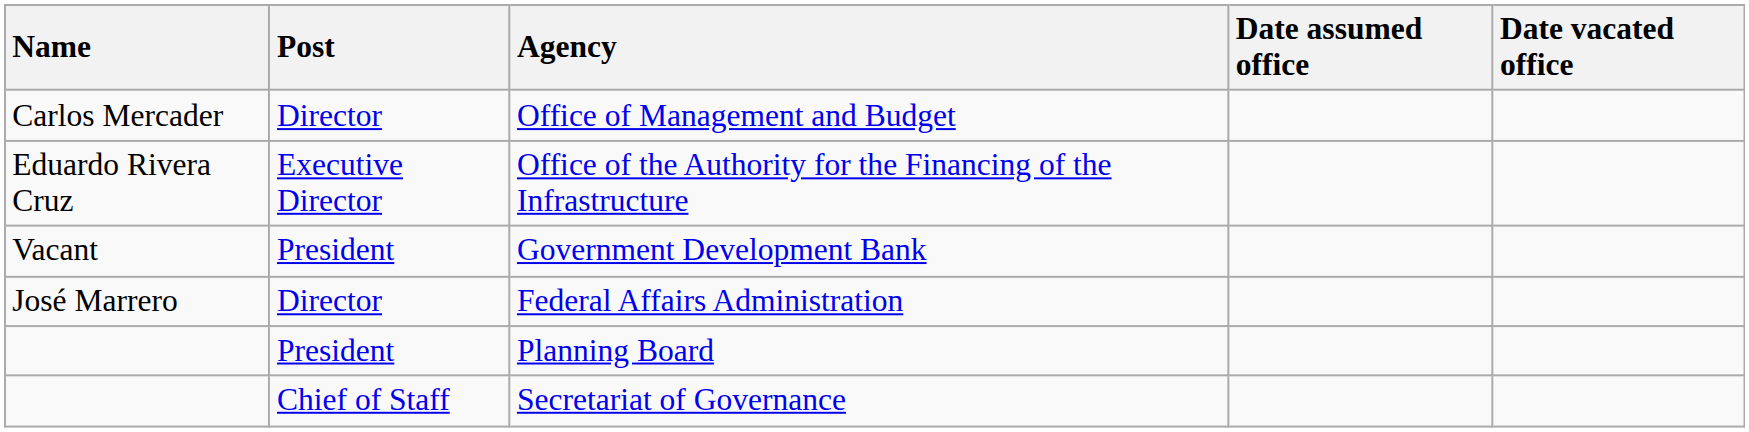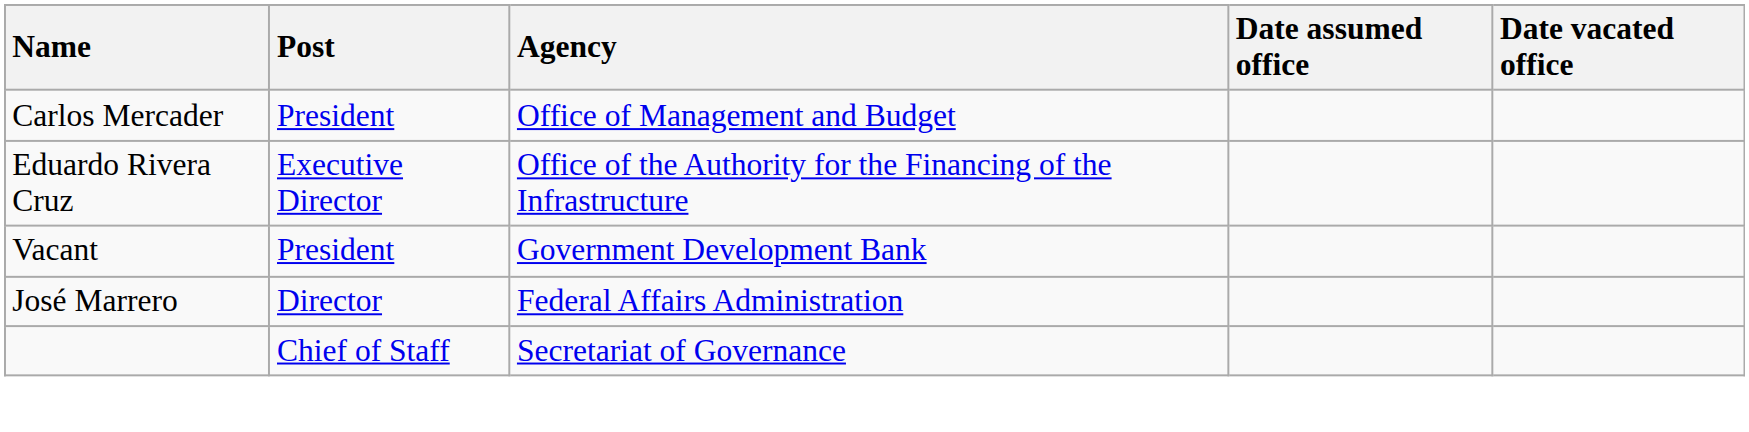(330, 114) Director -> (336, 114) President
- row: (615, 350)
